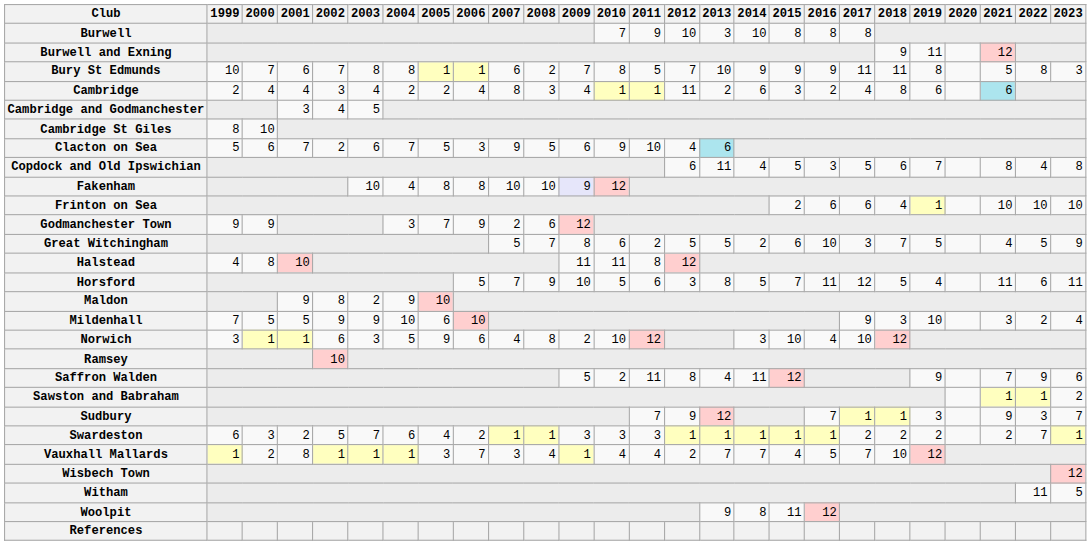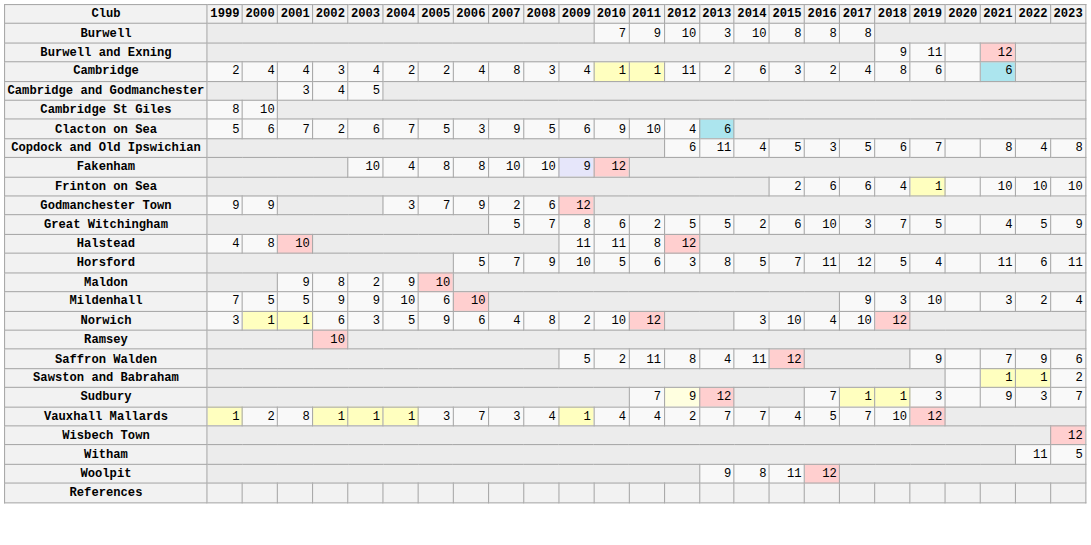- row: (106, 72)
(693, 416) no background -> (693, 397) lightyellow background
- row: (106, 435)
